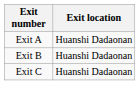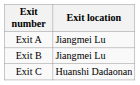(94, 39) Huanshi Dadaonan -> (80, 39) Jiangmei Lu
(94, 55) Huanshi Dadaonan -> (80, 55) Jiangmei Lu
